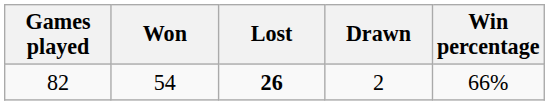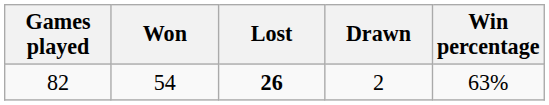(488, 81) 66% -> (488, 81) 63%
